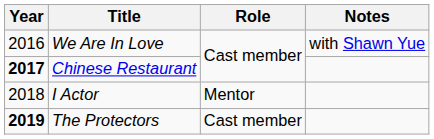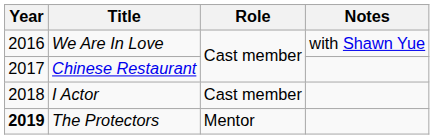(26, 69) bold -> (26, 69) normal
(229, 95) Mentor -> (253, 95) Cast member
(253, 120) Cast member -> (229, 120) Mentor
